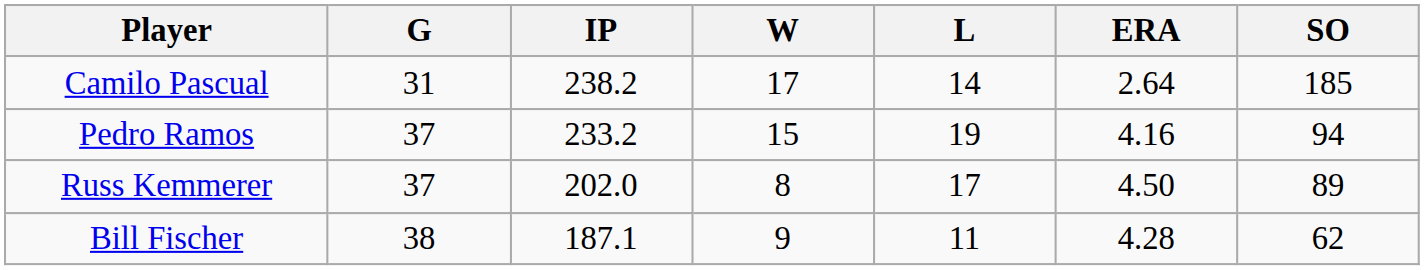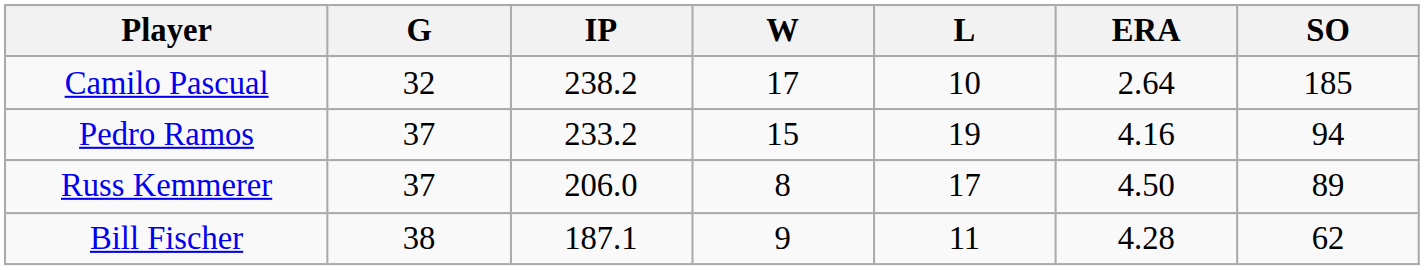(419, 82) 31 -> (419, 82) 32
(964, 82) 14 -> (964, 82) 10
(601, 185) 202.0 -> (601, 185) 206.0
